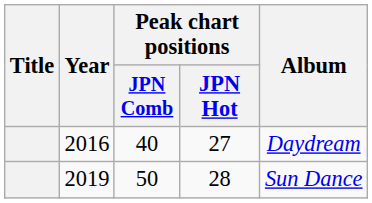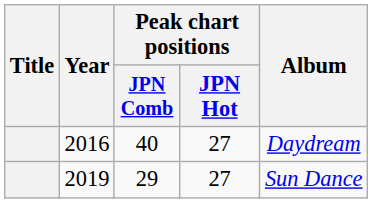(147, 179) 50 -> (147, 179) 29
(220, 179) 28 -> (220, 179) 27
